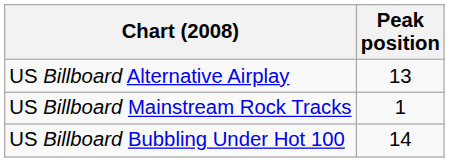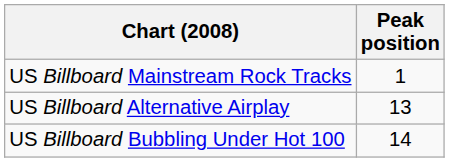rows swapped: (180, 107) <-> (149, 75)
